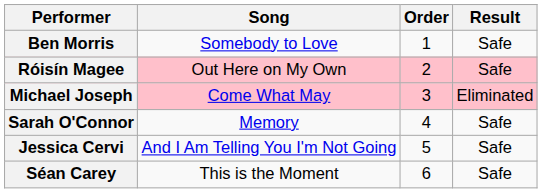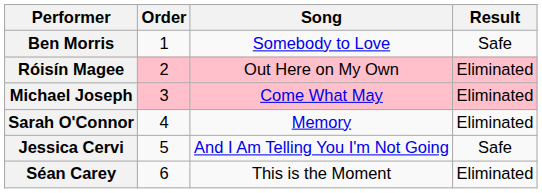columns swapped: (426, 17) <-> (269, 17)
(495, 69) Safe -> (495, 69) Eliminated
(495, 122) Safe -> (495, 122) Eliminated
(495, 174) Safe -> (495, 174) Eliminated
